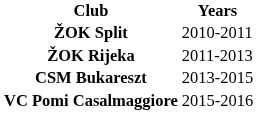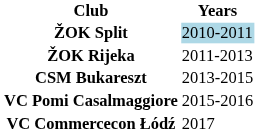(217, 33) no background -> (217, 33) lightblue background
+ row: (91, 123)
